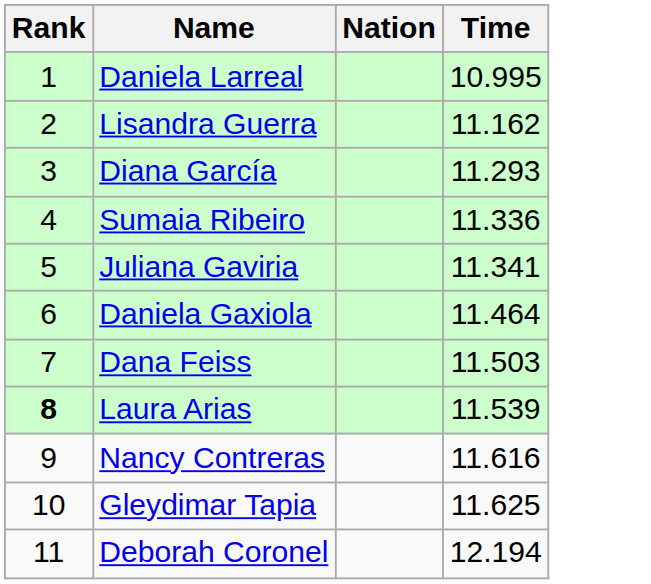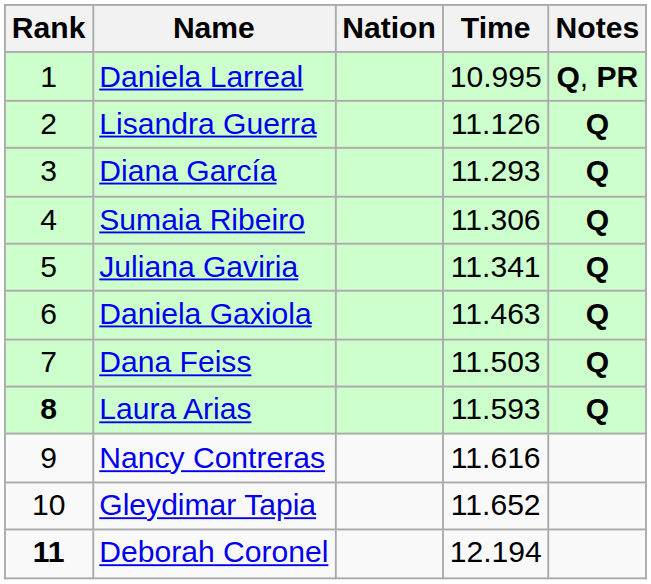+ column: (597, 28)
(496, 123) 11.162 -> (496, 123) 11.126
(496, 219) 11.336 -> (496, 219) 11.306
(496, 314) 11.464 -> (496, 314) 11.463
(496, 409) 11.539 -> (496, 409) 11.593
(496, 505) 11.625 -> (496, 505) 11.652
(49, 553) normal -> (49, 553) bold
